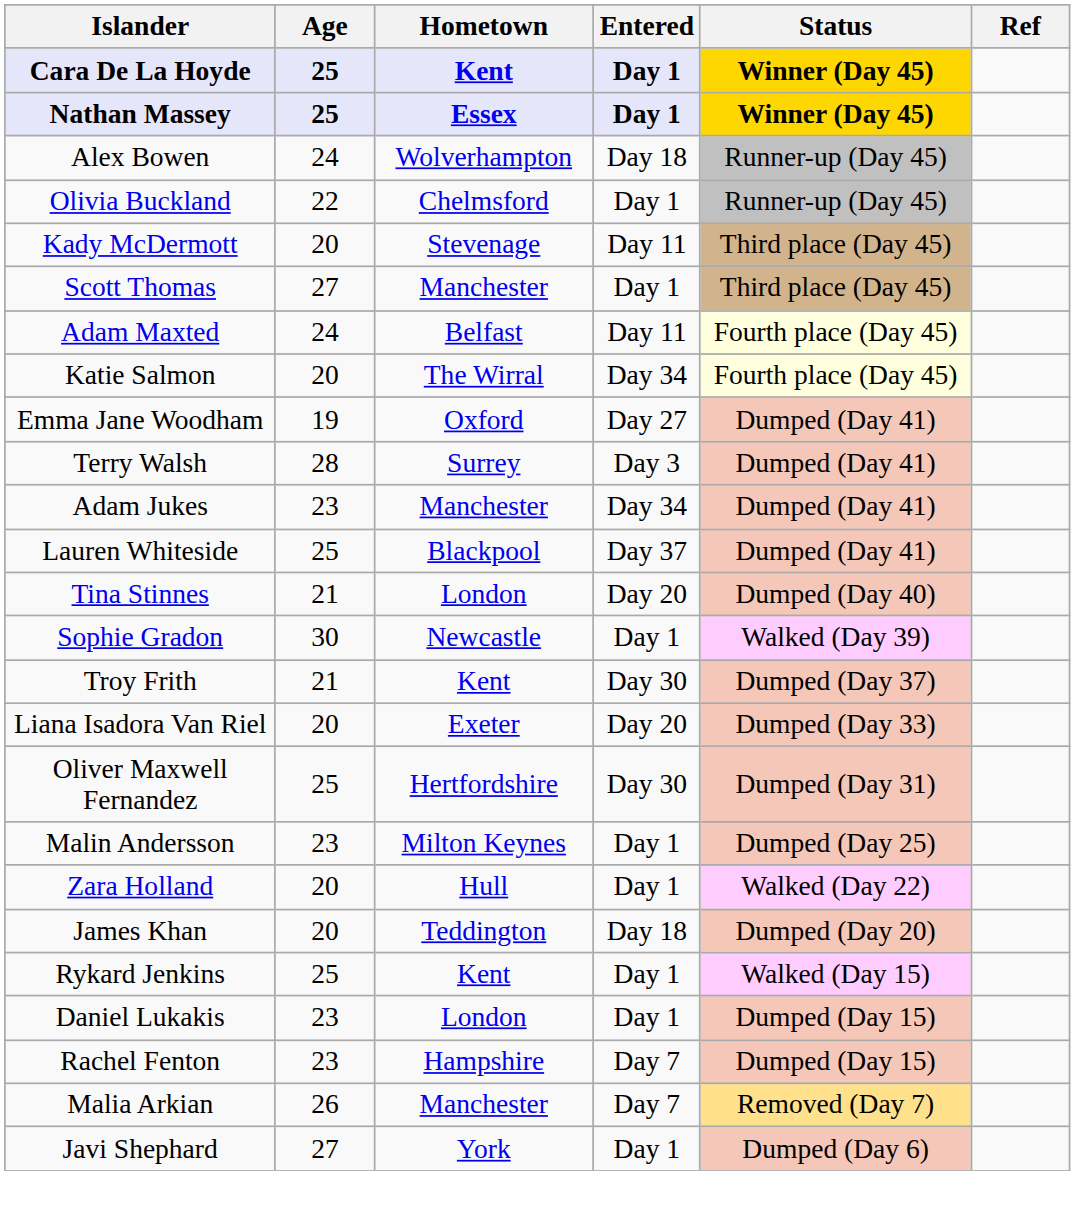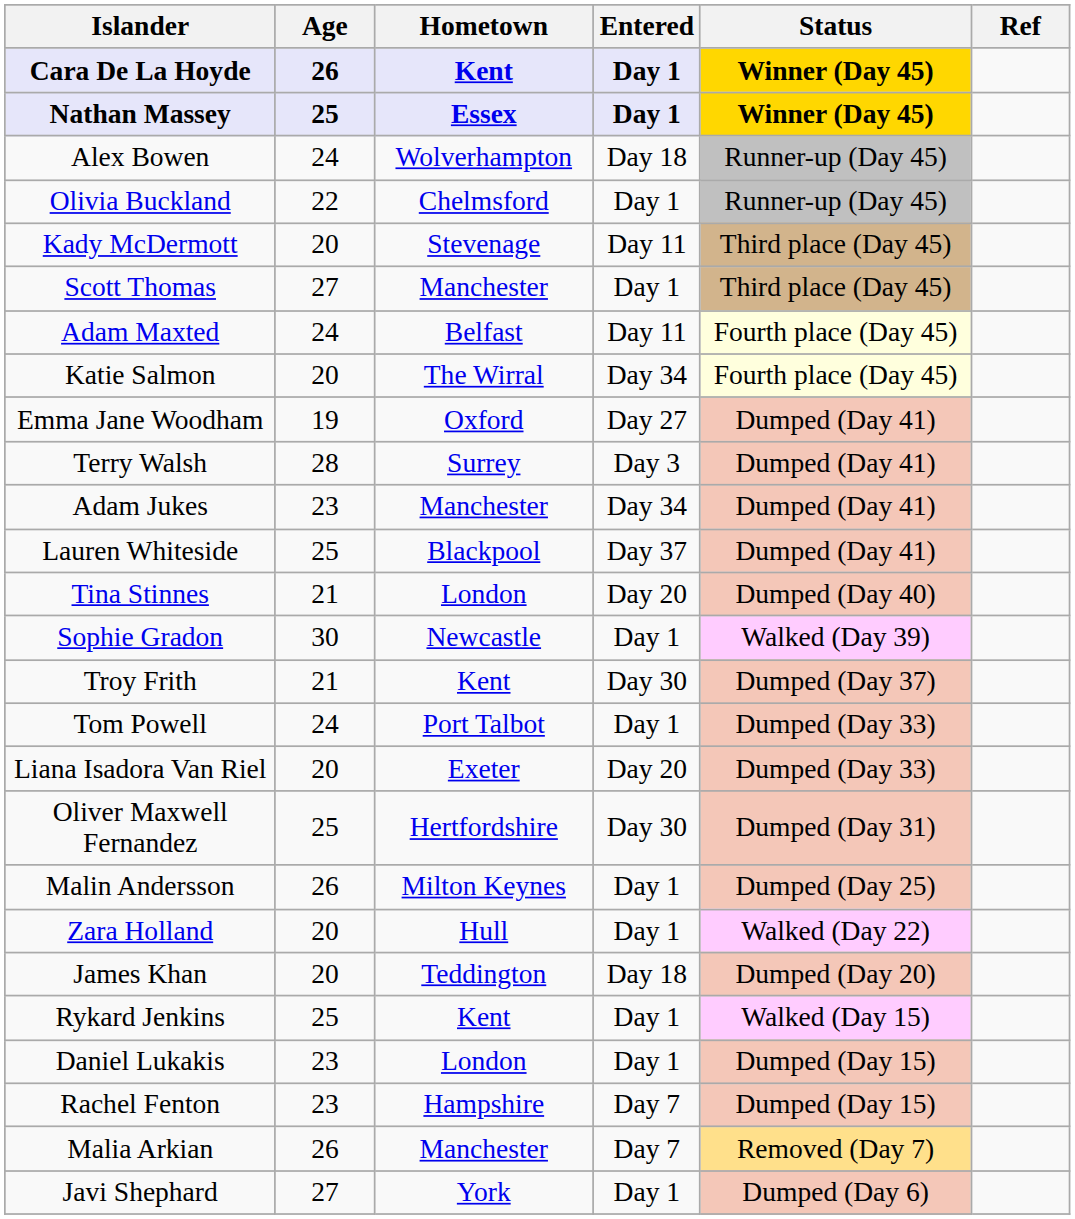(325, 69) 25 -> (325, 69) 26
+ row: (140, 724)
(325, 842) 23 -> (325, 886) 26
